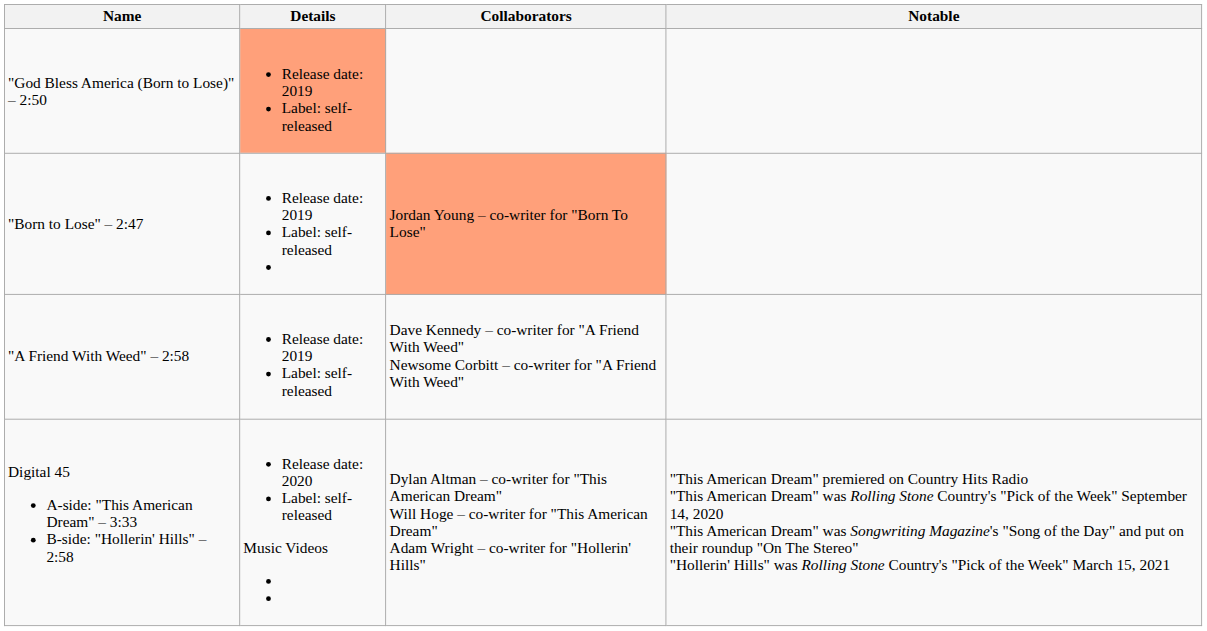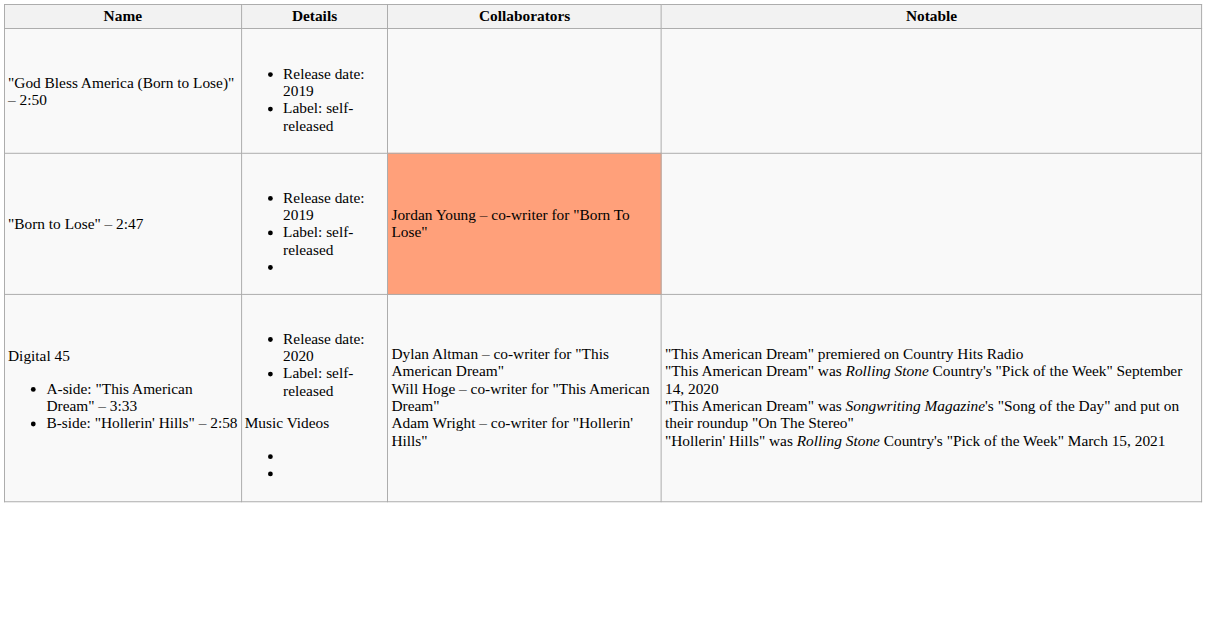(313, 100) lightsalmon background -> (315, 100) no background
- row: (99, 356)
